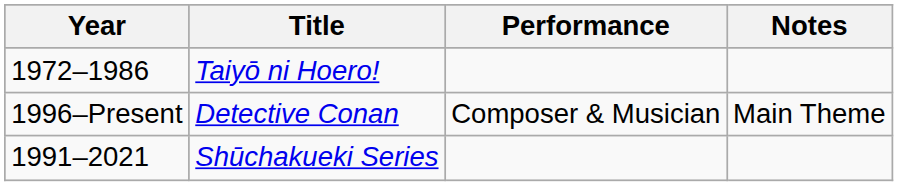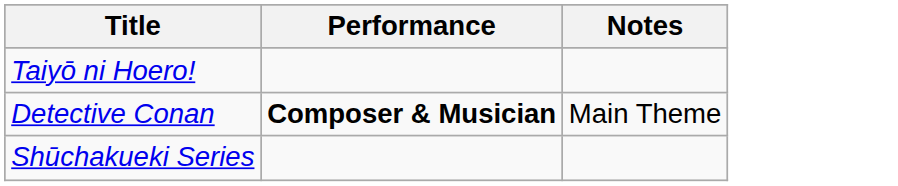- column: (97, 26)
(586, 113) normal -> (412, 113) bold
